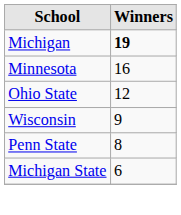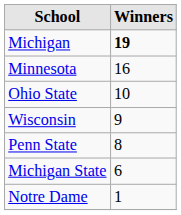(122, 94) 12 -> (122, 94) 10
+ row: (48, 196)
